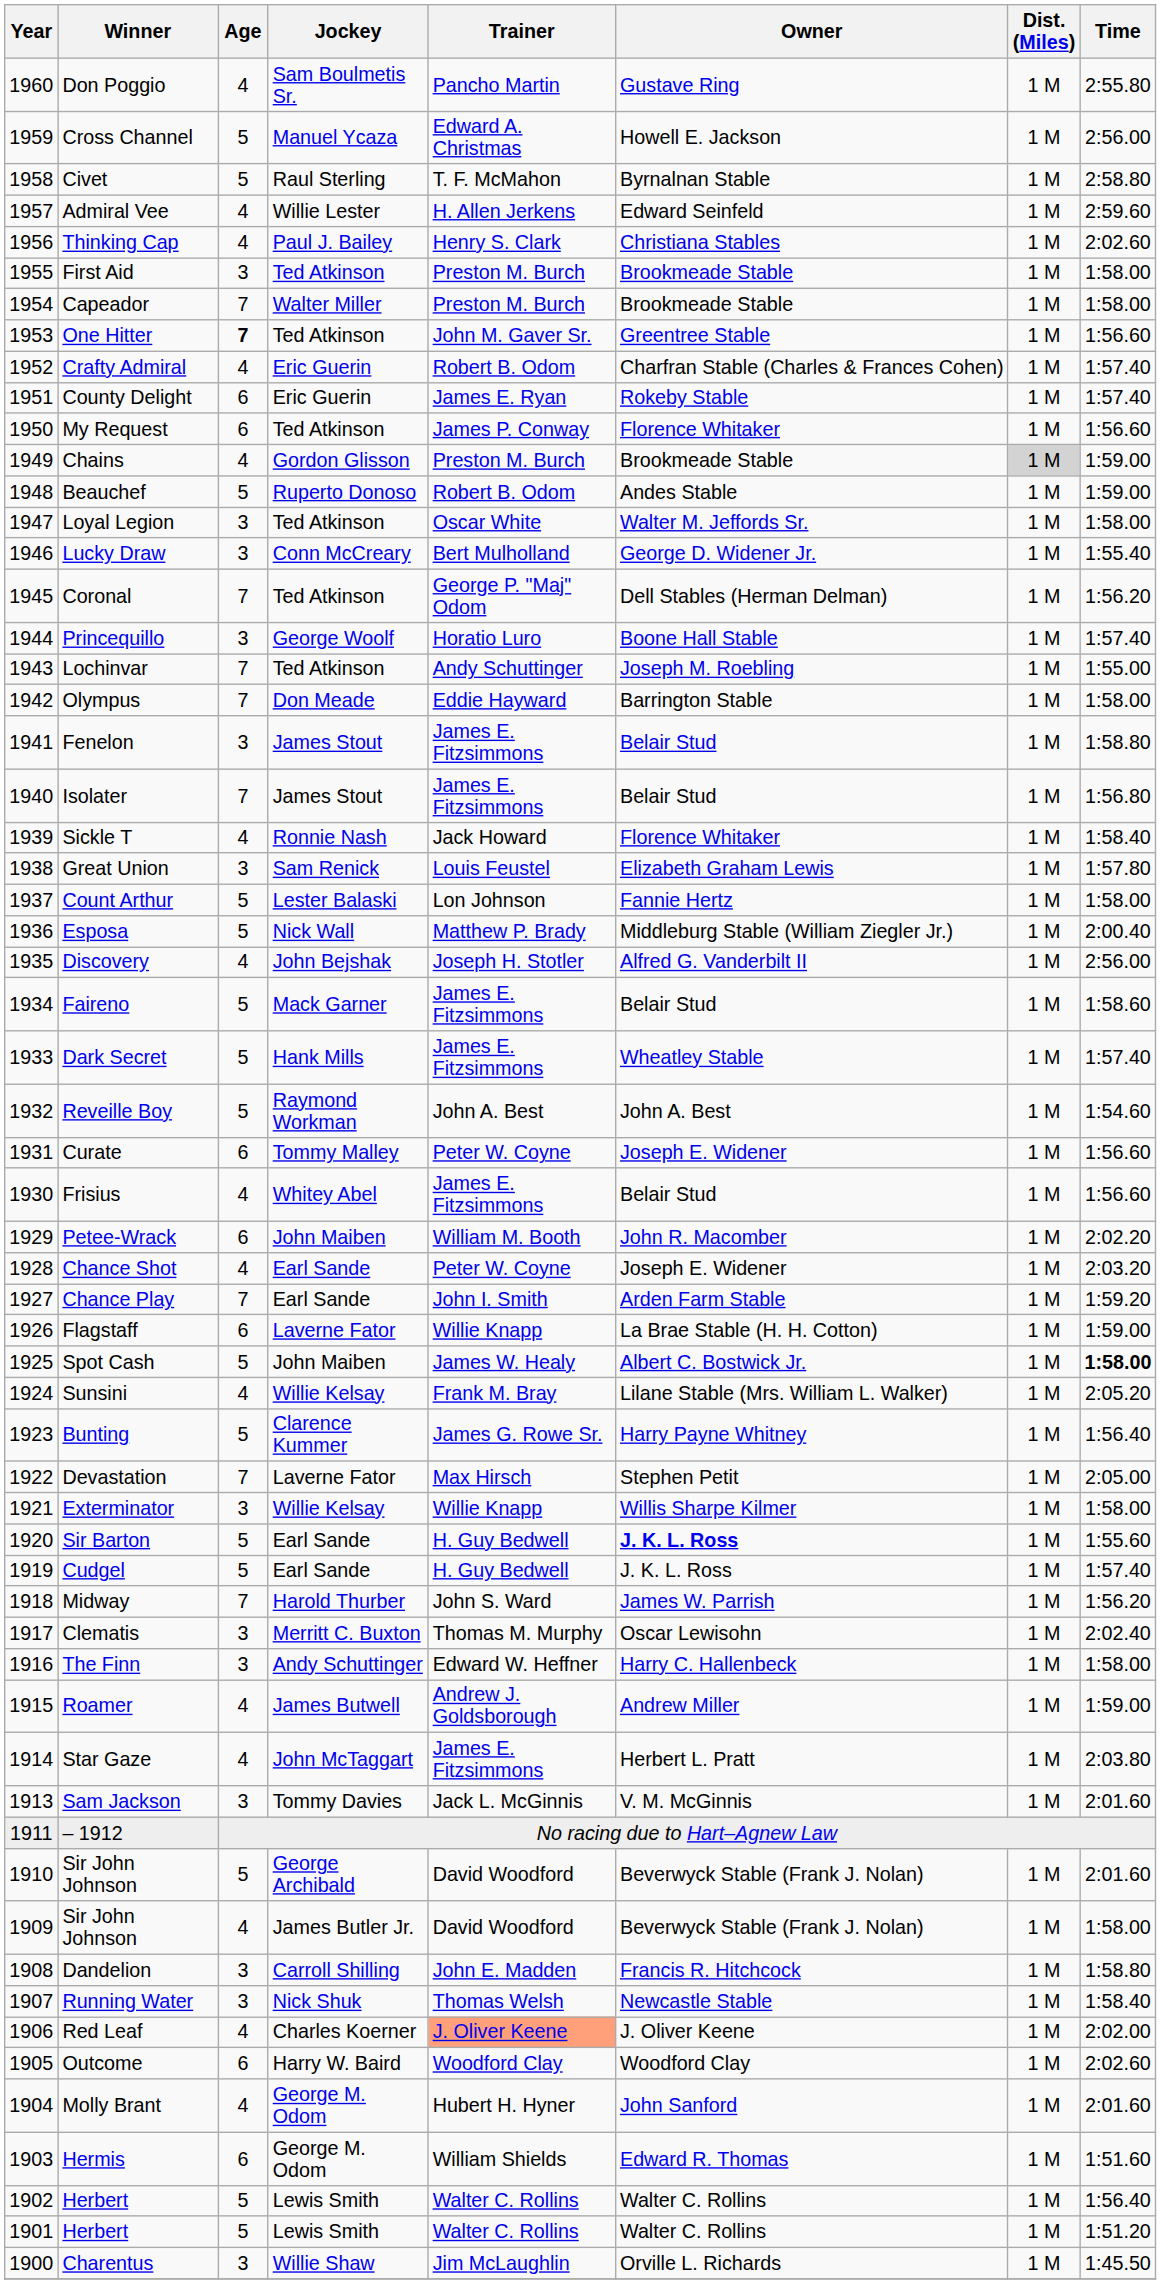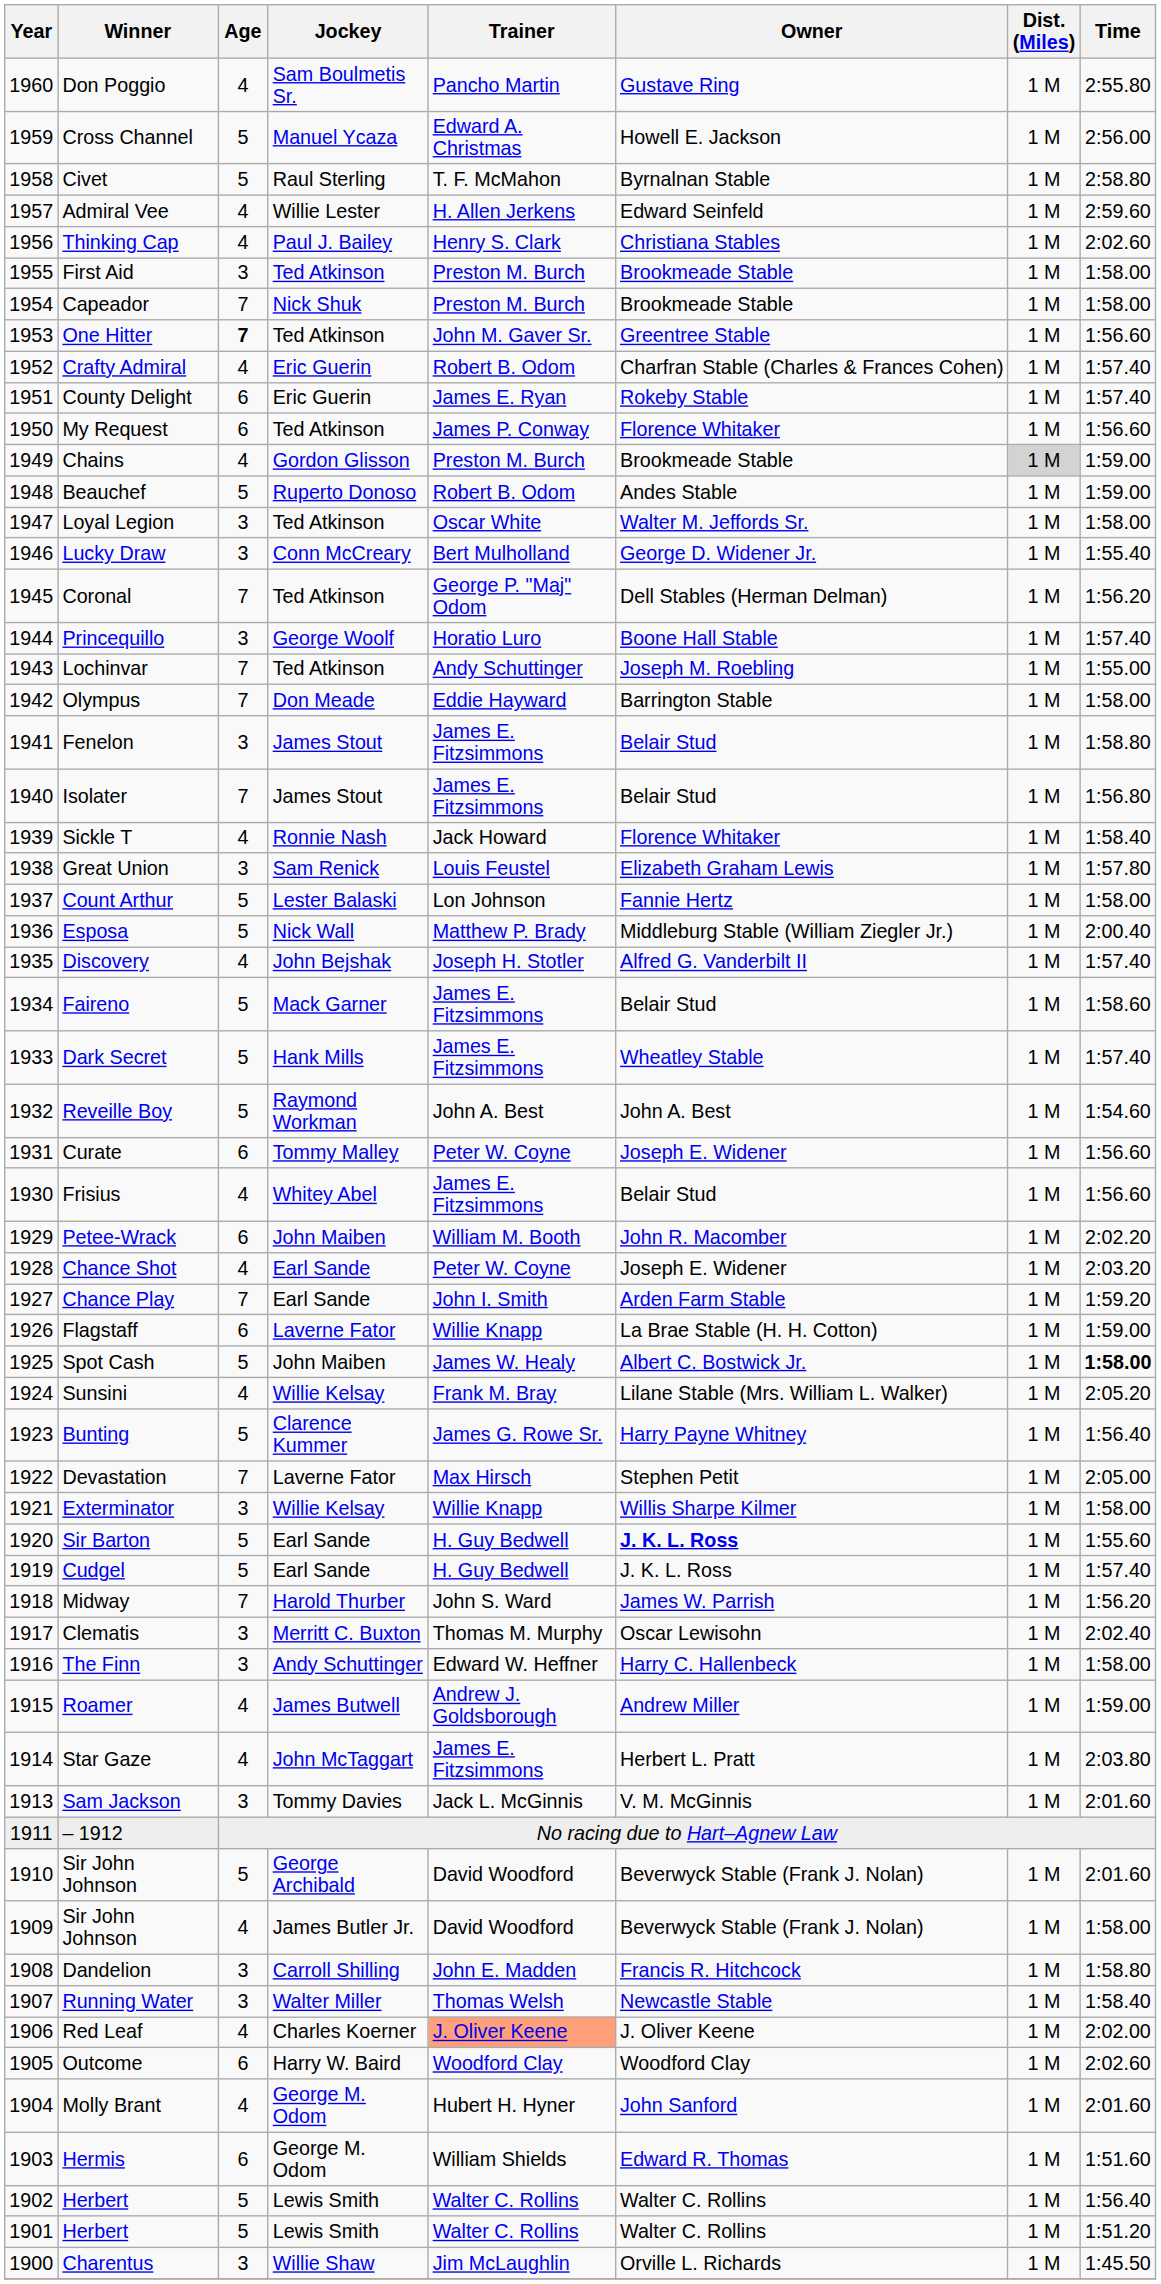(327, 305) Walter Miller -> (317, 305) Nick Shuk
(1118, 963) 2:56.00 -> (1118, 963) 1:57.40
(317, 2001) Nick Shuk -> (327, 2001) Walter Miller
